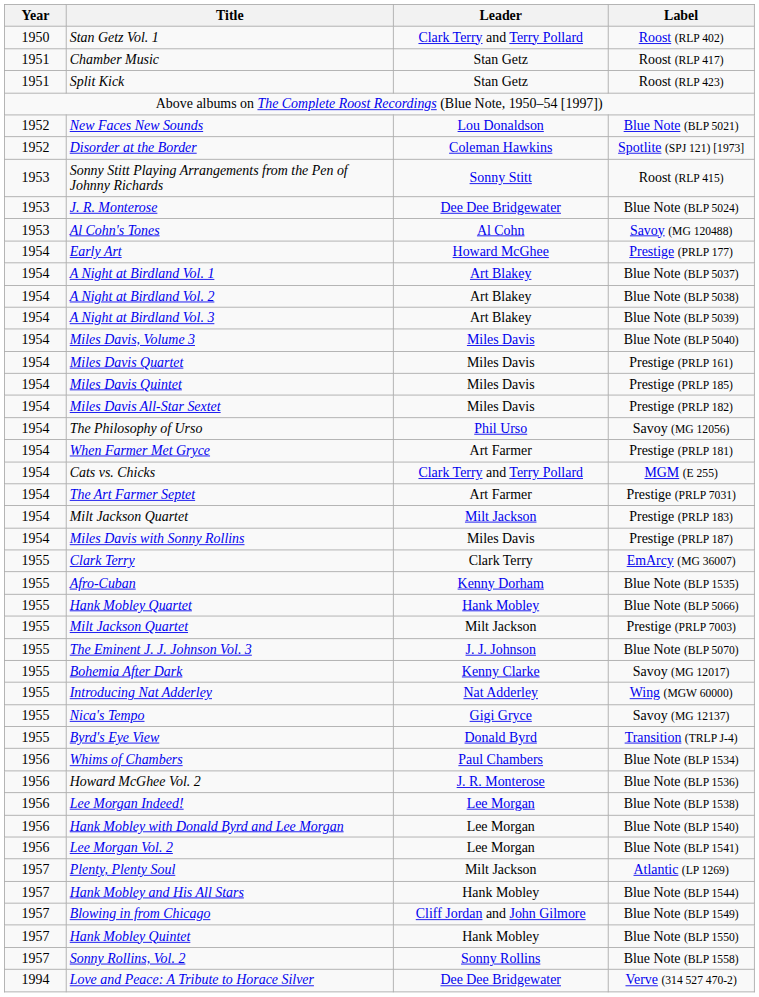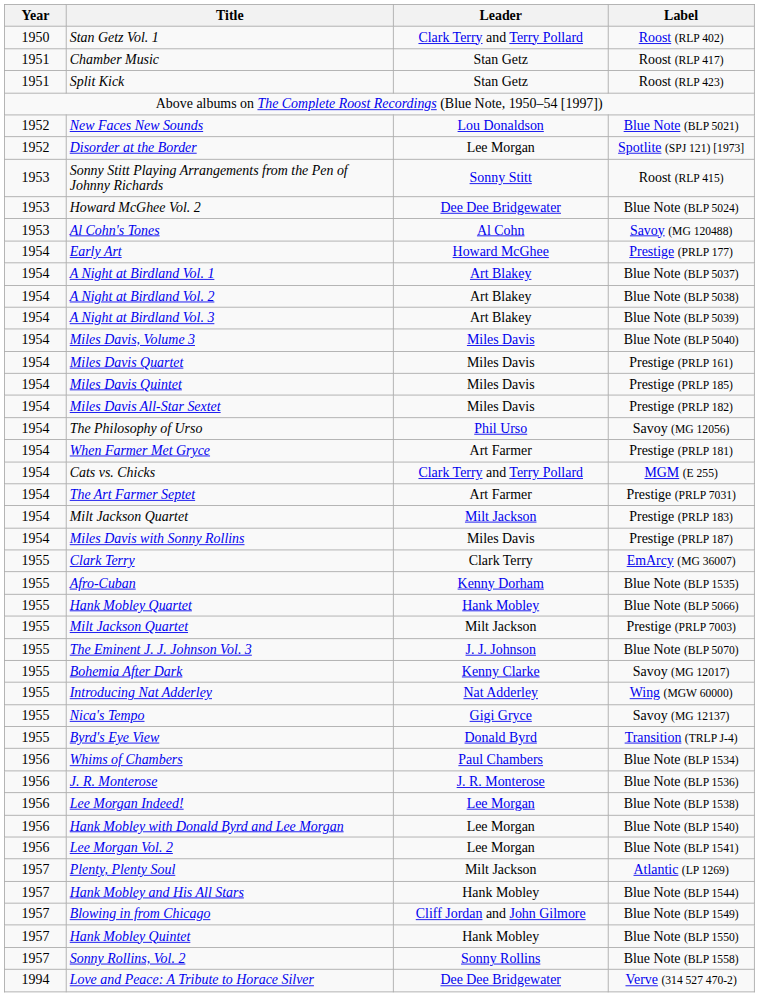(501, 147) Coleman Hawkins -> (501, 147) Lee Morgan
(114, 207) J. R. Monterose -> (135, 207) Howard McGhee Vol. 2
(135, 781) Howard McGhee Vol. 2 -> (114, 781) J. R. Monterose
